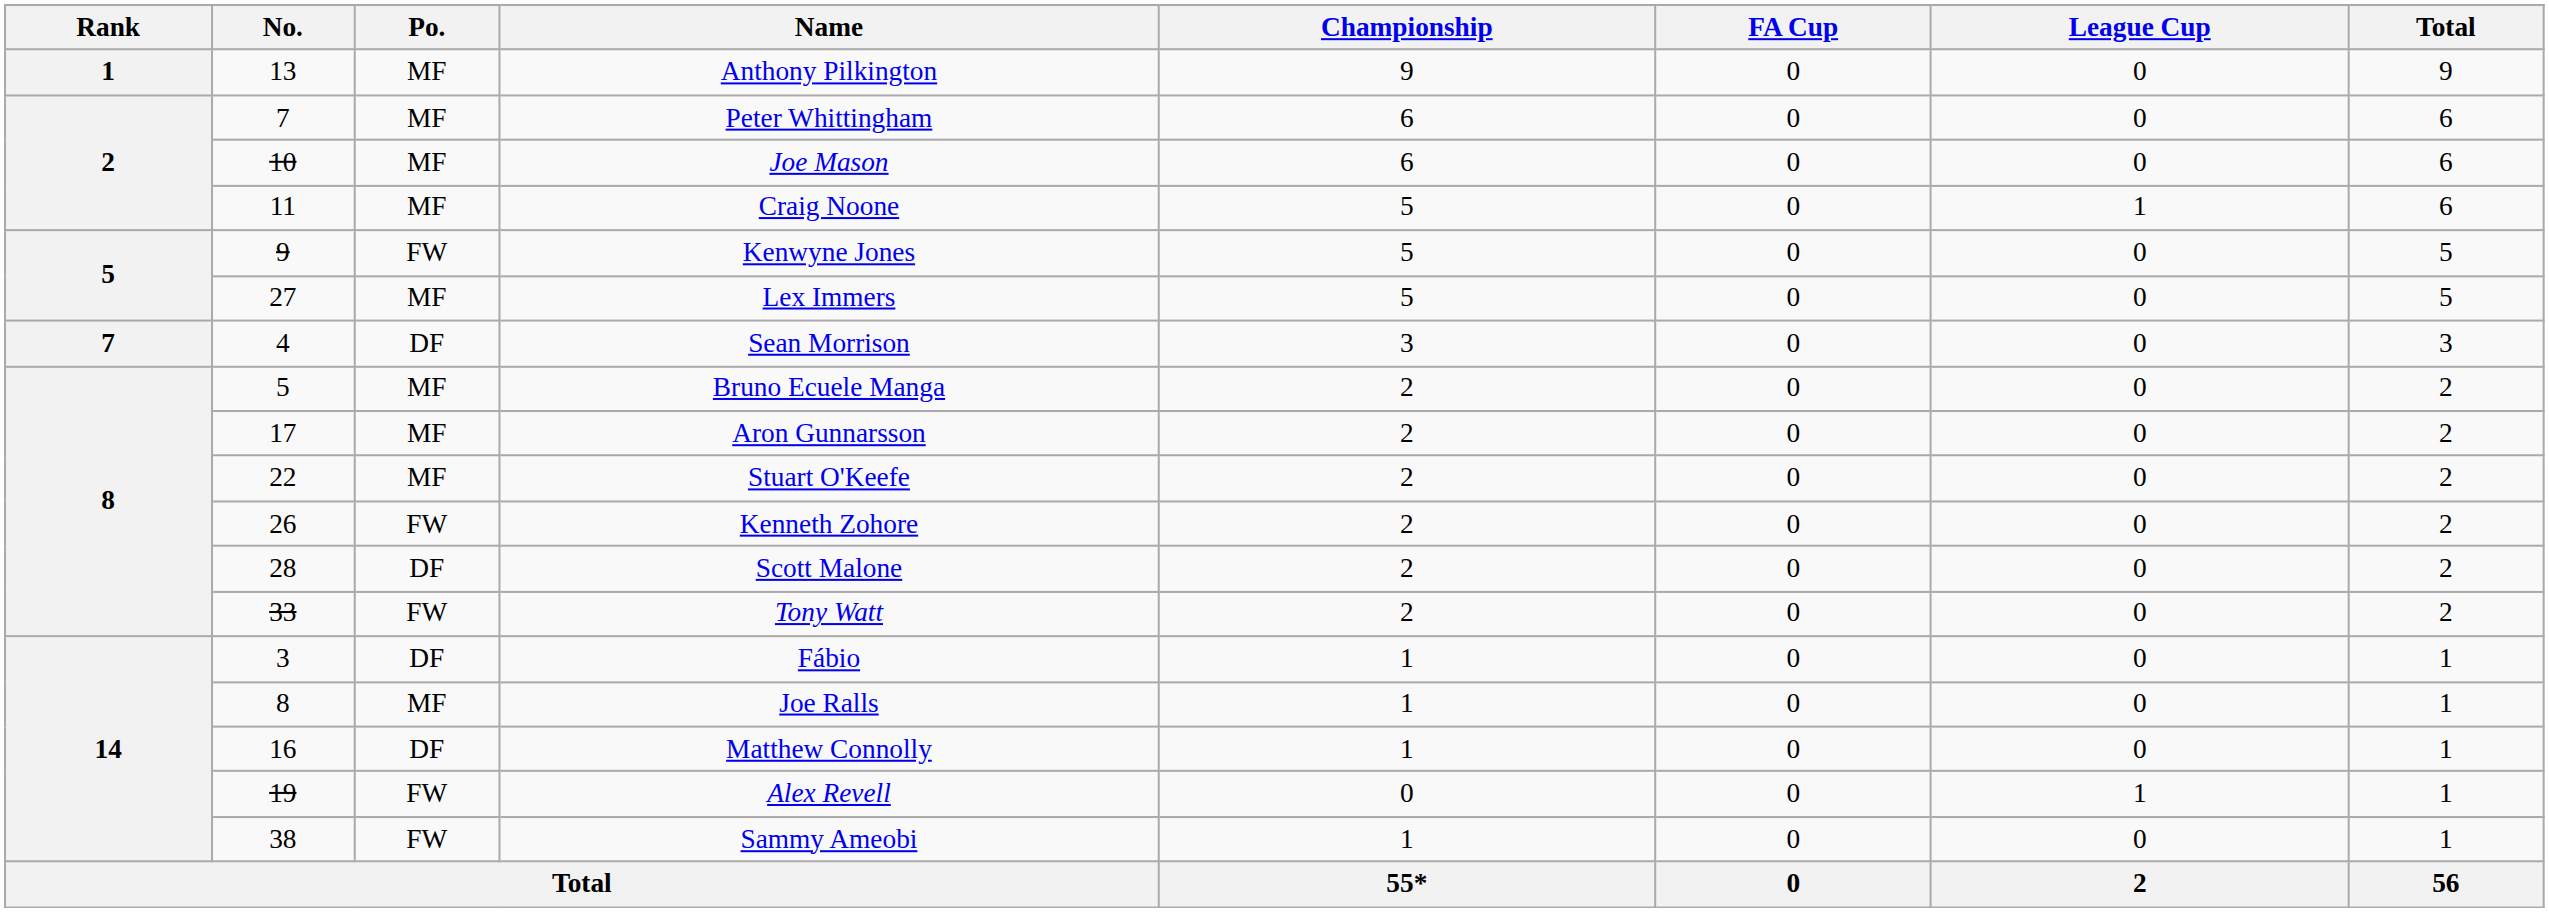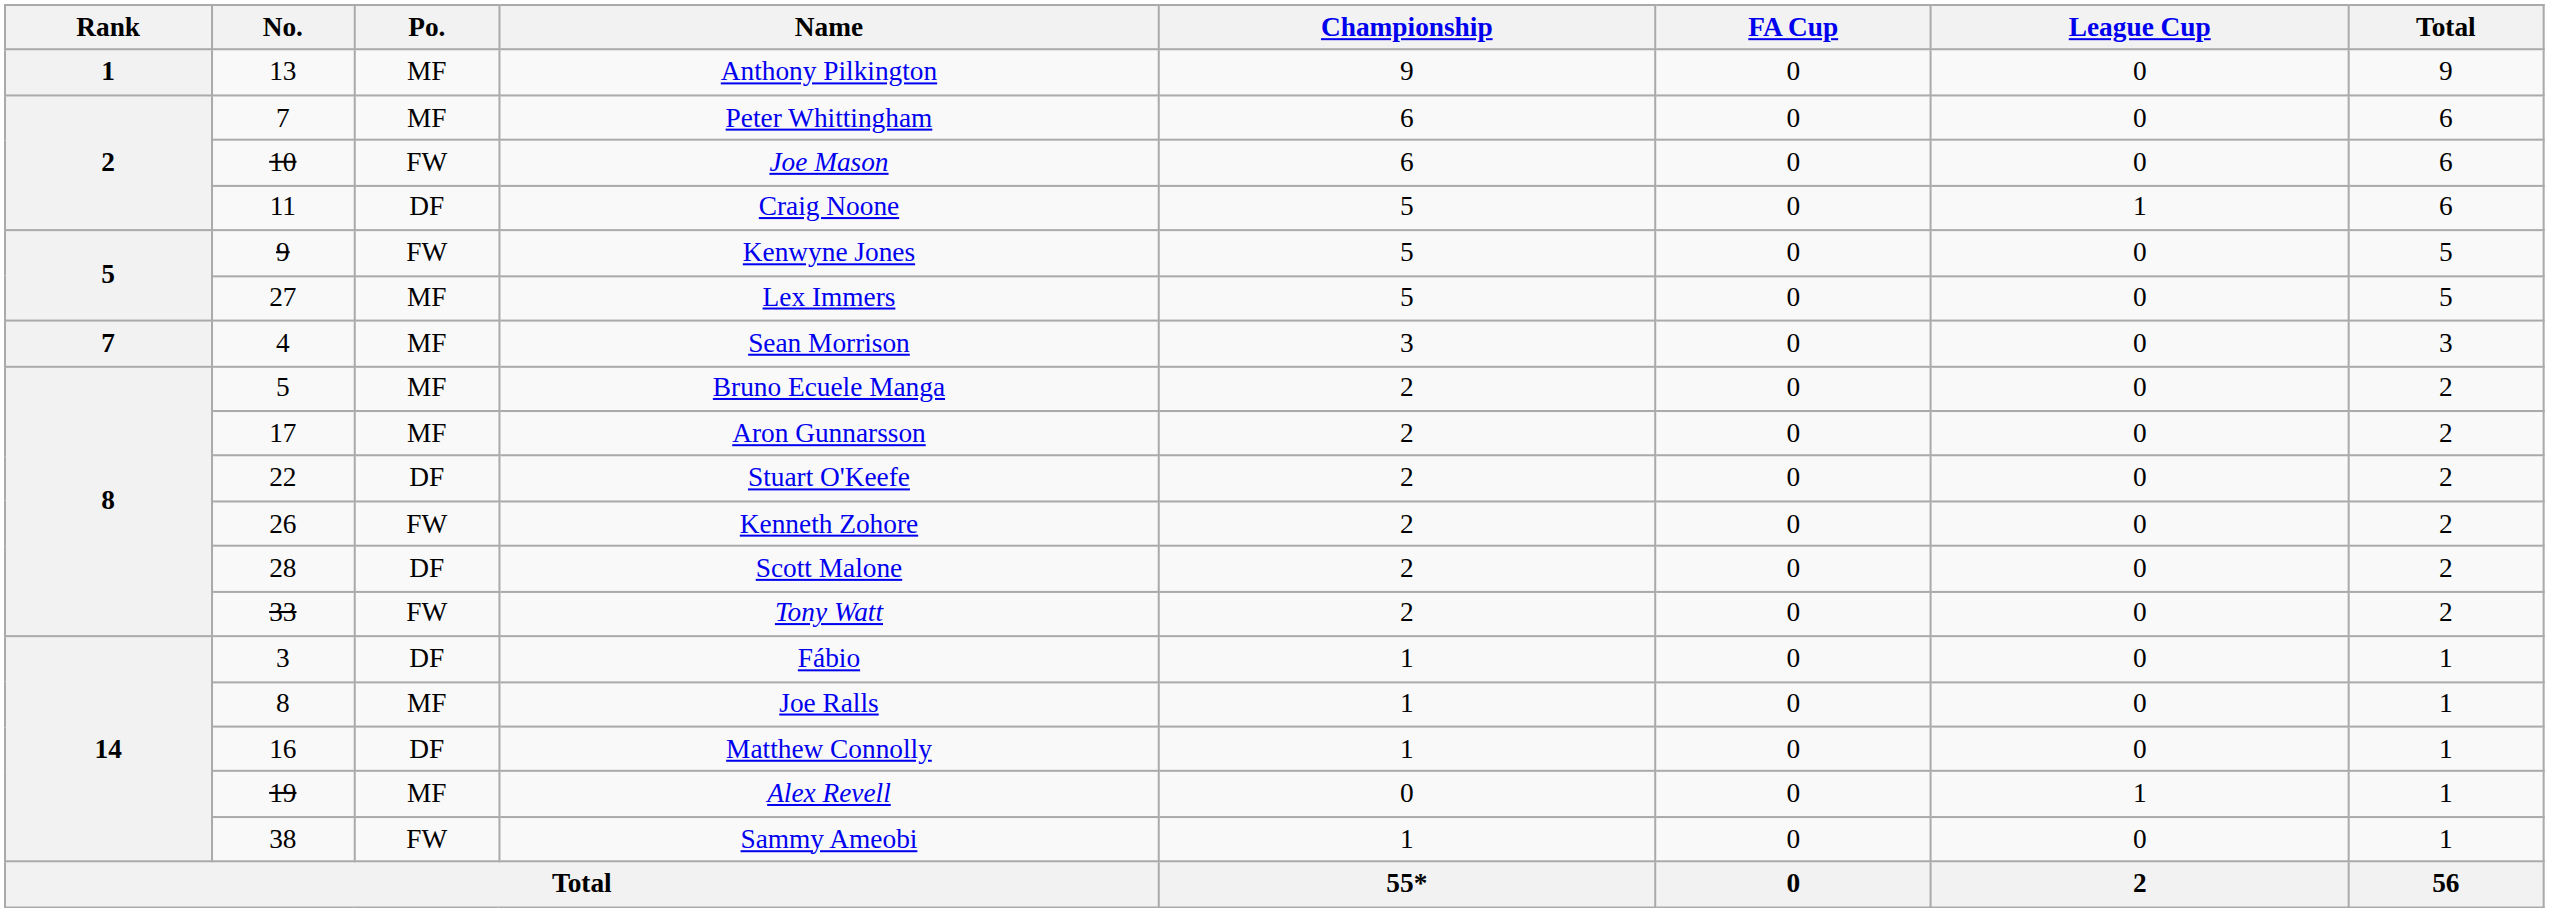(427, 161) MF -> (427, 161) FW
(427, 207) MF -> (427, 207) DF
(427, 342) DF -> (427, 342) MF
(427, 477) MF -> (427, 477) DF
(427, 793) FW -> (427, 793) MF
